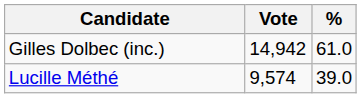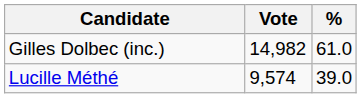(278, 48) 14,942 -> (278, 48) 14,982
